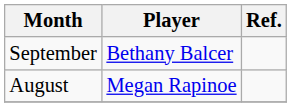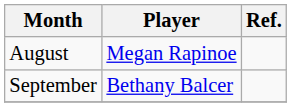rows swapped: (39, 85) <-> (53, 53)
